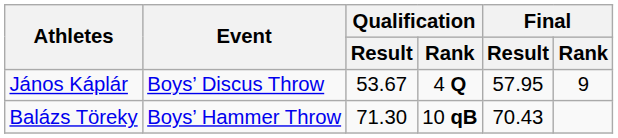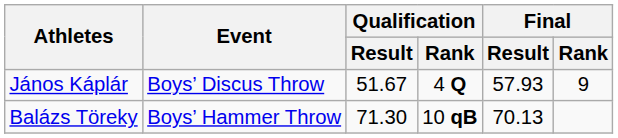(382, 85) 53.67 -> (382, 85) 51.67
(518, 85) 57.95 -> (518, 85) 57.93
(518, 117) 70.43 -> (518, 117) 70.13
